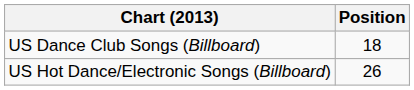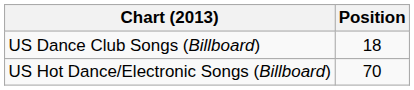(372, 71) 26 -> (372, 71) 70
